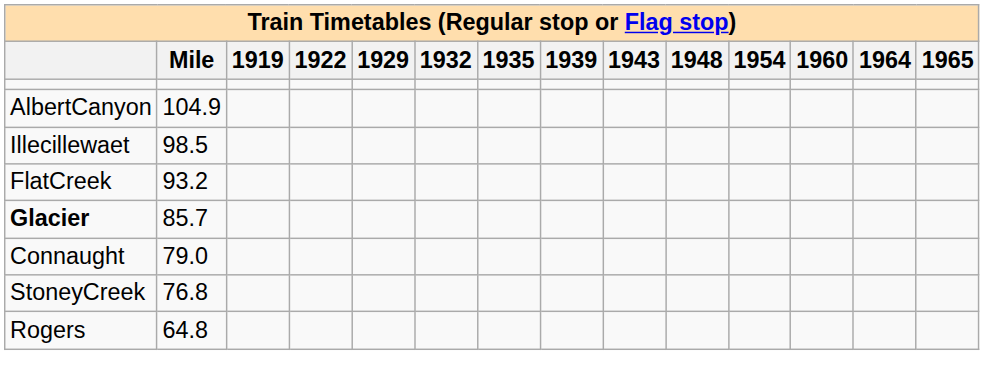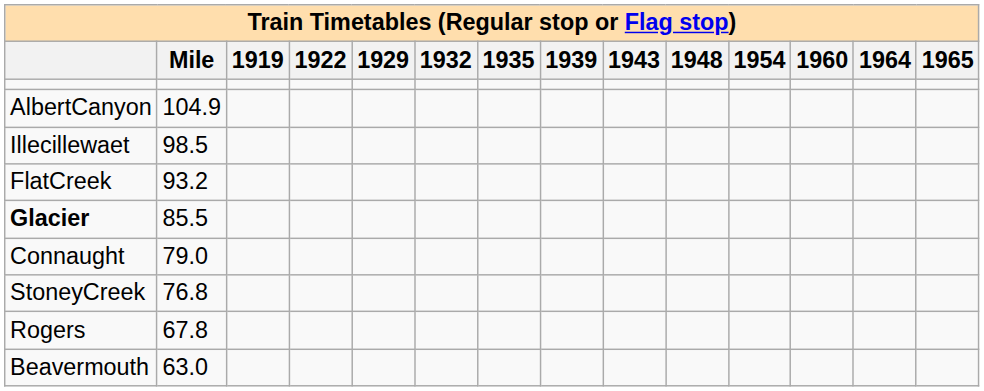(185, 219) 85.7 -> (185, 219) 85.5
(185, 330) 64.8 -> (185, 330) 67.8
+ row: (80, 367)
